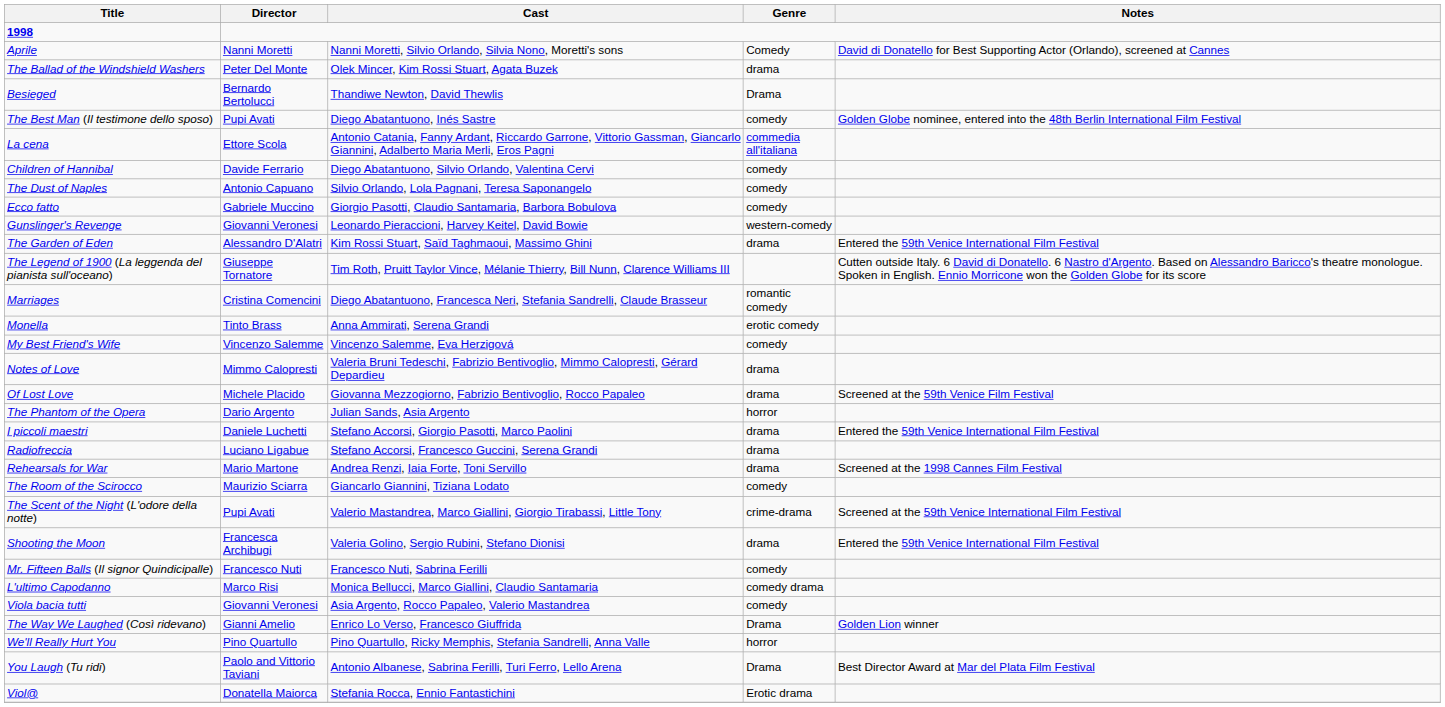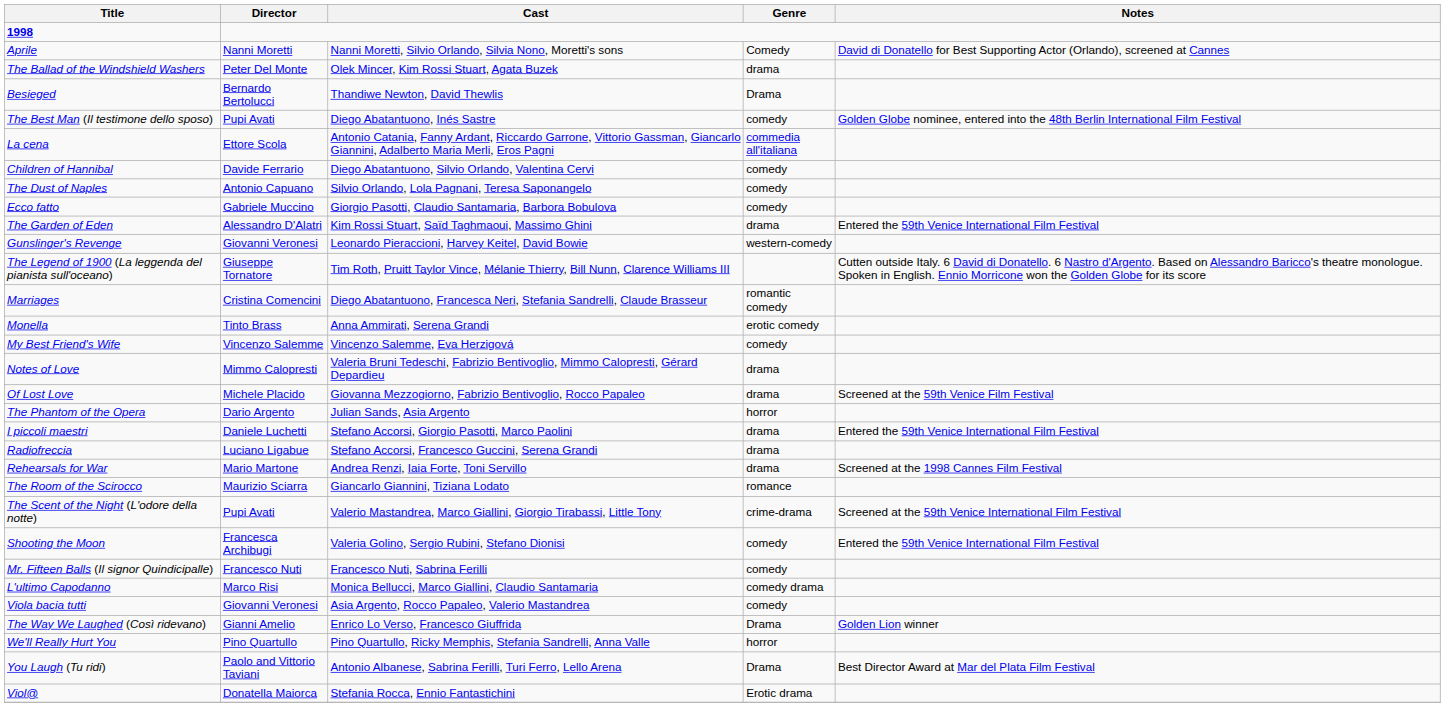rows swapped: (60, 243) <-> (64, 225)
(767, 486) comedy -> (769, 486) romance
(763, 543) drama -> (767, 543) comedy
